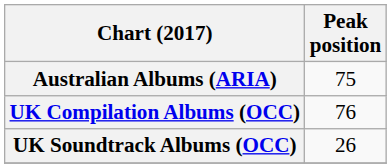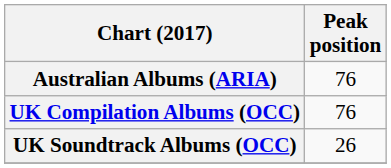(346, 78) 75 -> (346, 78) 76
